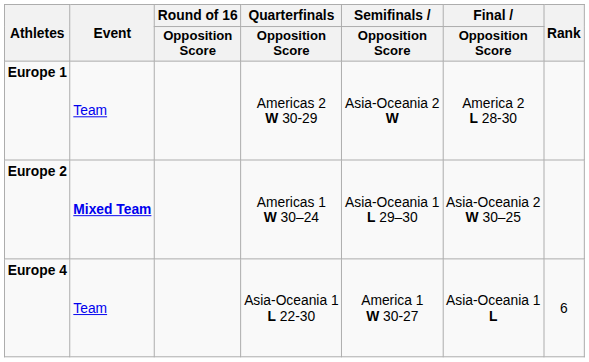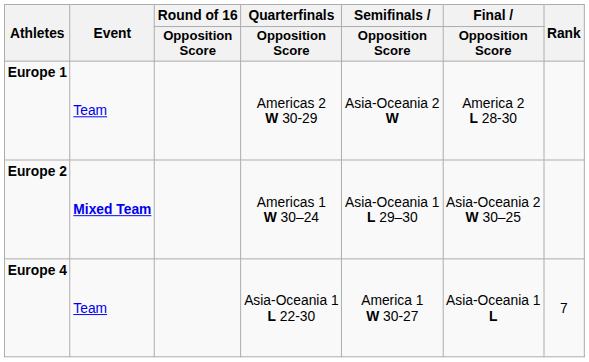(564, 308) 6 -> (564, 308) 7
